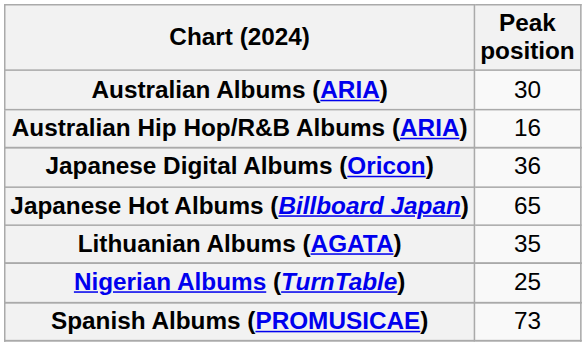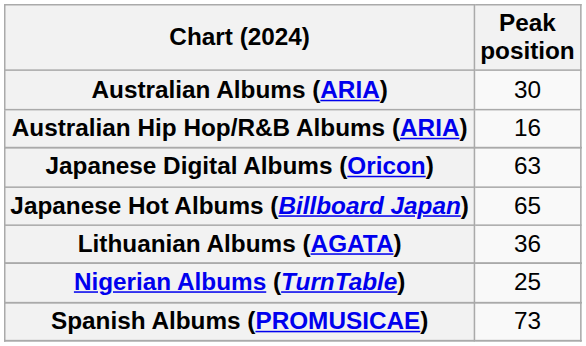(527, 166) 36 -> (527, 166) 63
(527, 243) 35 -> (527, 243) 36
